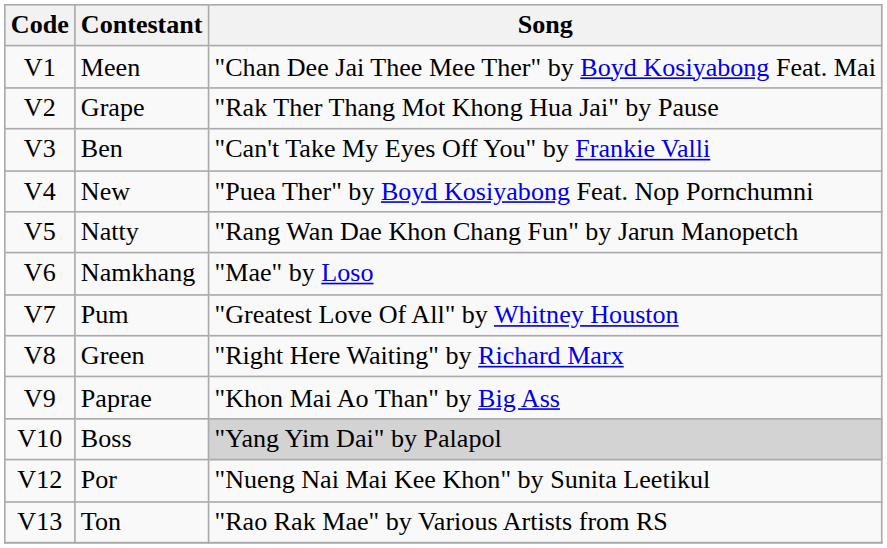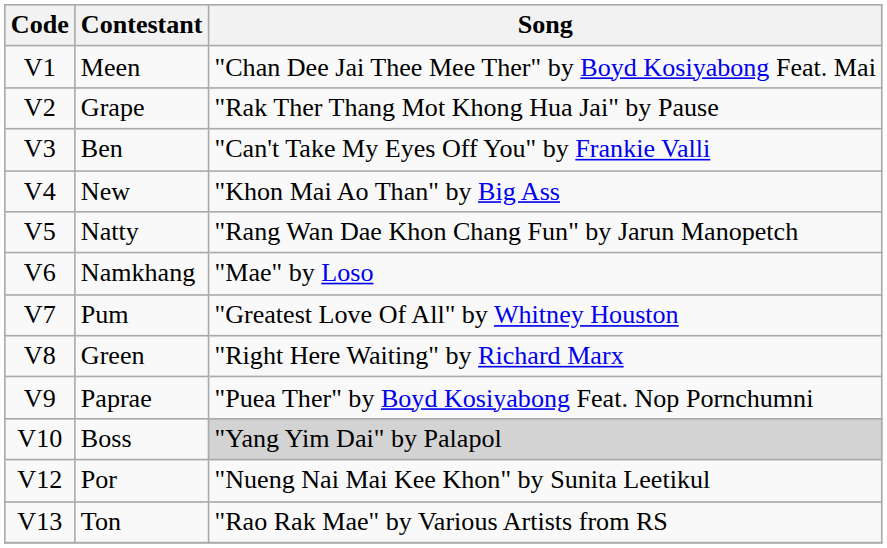(514, 190) "Puea Ther" by Boyd Kosiyabong Feat. Nop Pornchumni -> (387, 190) "Khon Mai Ao Than" by Big Ass
(387, 397) "Khon Mai Ao Than" by Big Ass -> (514, 397) "Puea Ther" by Boyd Kosiyabong Feat. Nop Pornchumni
